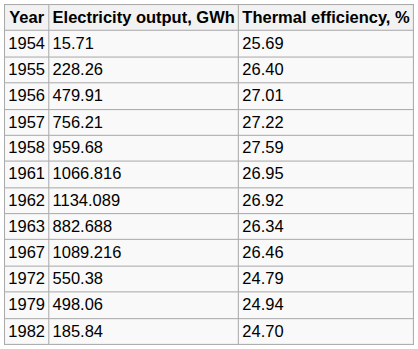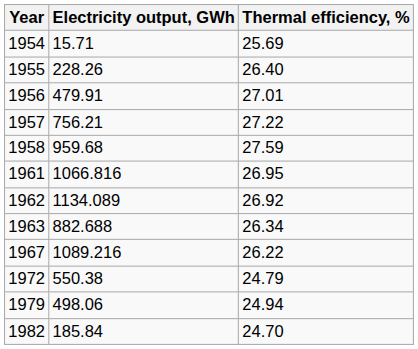(263, 252) 26.46 -> (263, 252) 26.22
